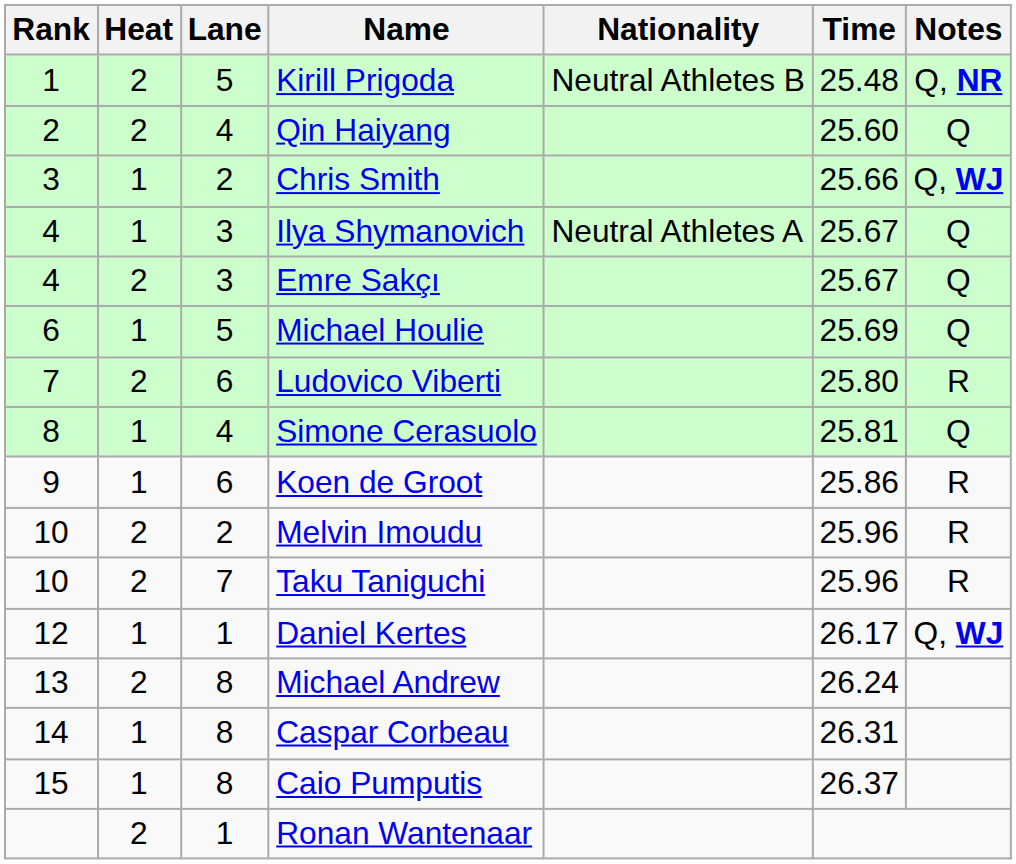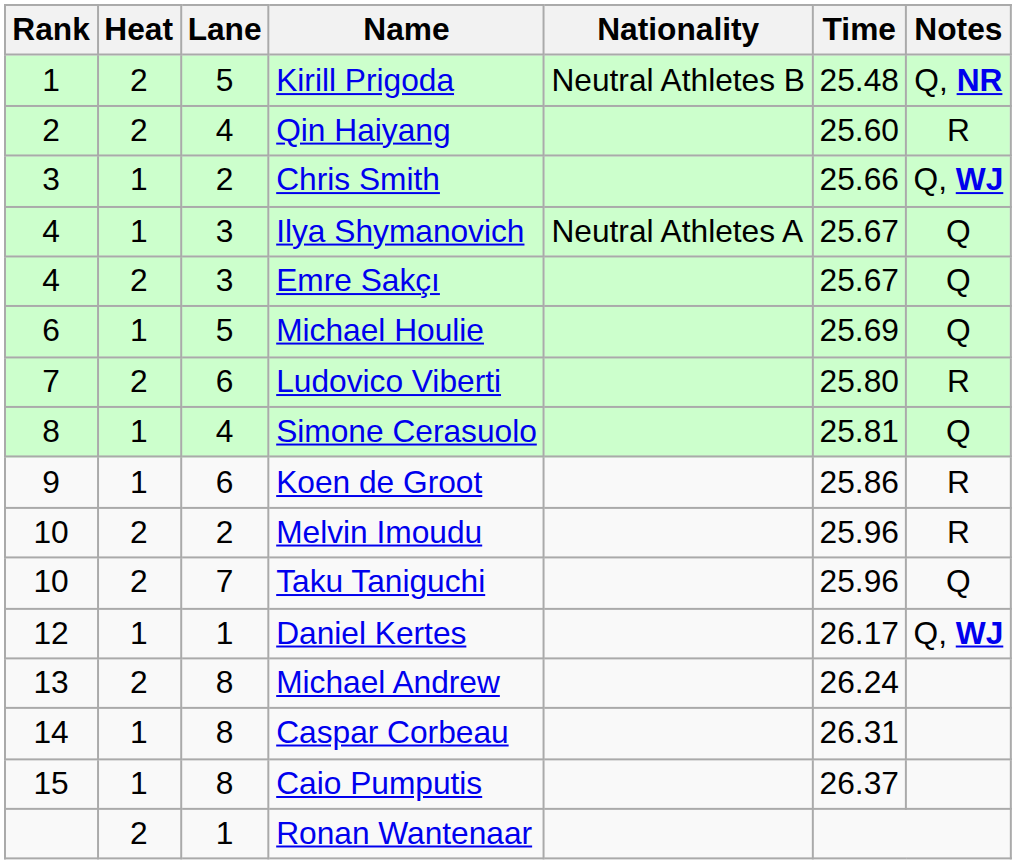(958, 130) Q -> (958, 130) R
(958, 582) R -> (958, 582) Q
